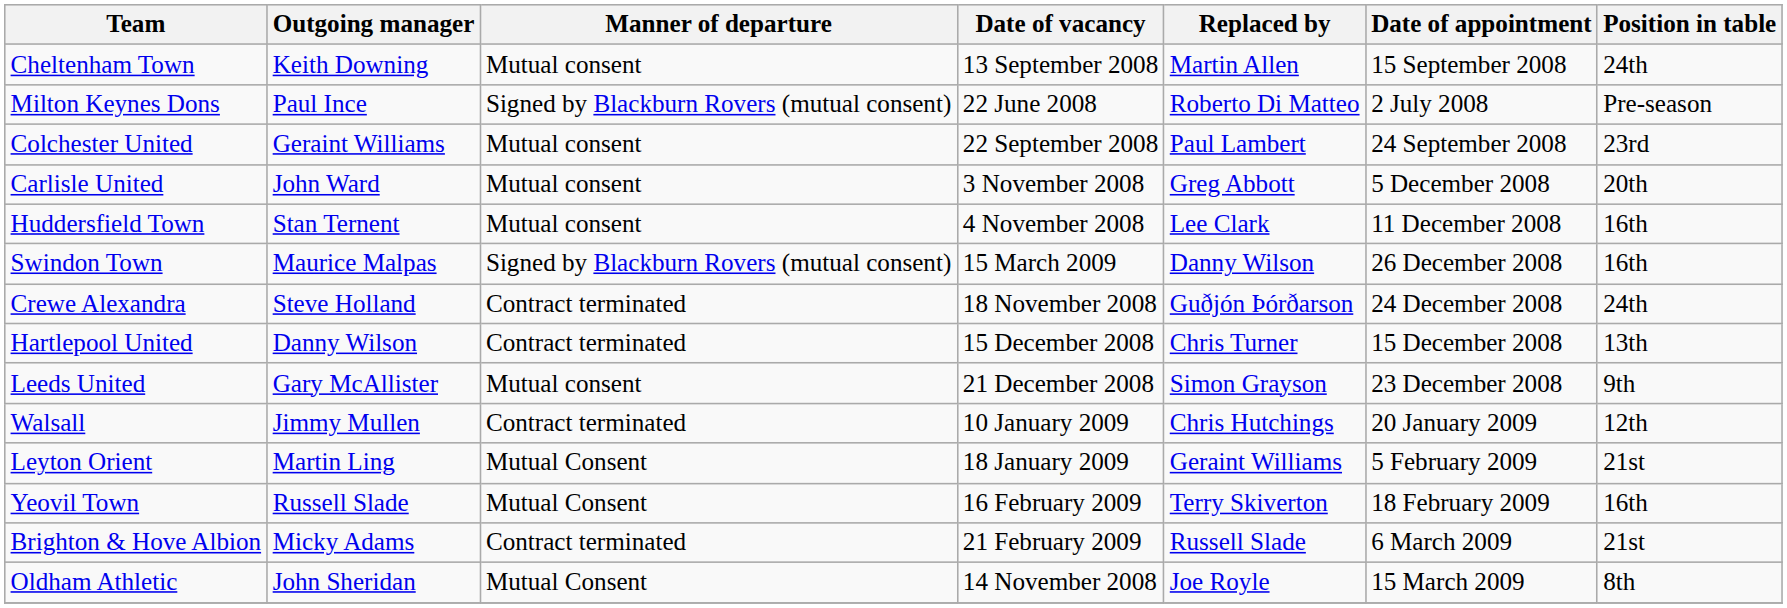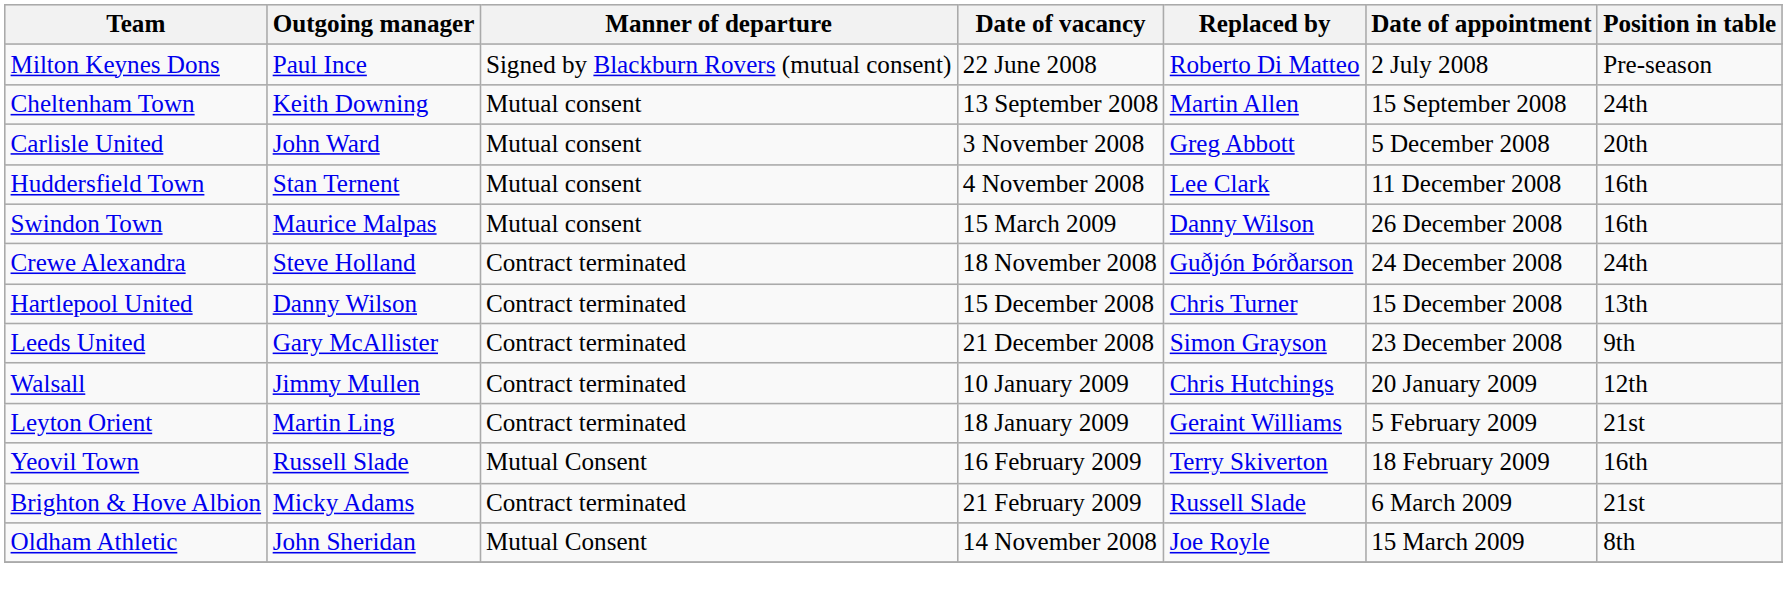rows swapped: (115, 104) <-> (103, 64)
- row: (102, 143)
(719, 263) Signed by Blackburn Rovers (mutual consent) -> (564, 223) Mutual consent
(564, 382) Mutual consent -> (586, 343) Contract terminated
(567, 462) Mutual Consent -> (586, 422) Contract terminated
